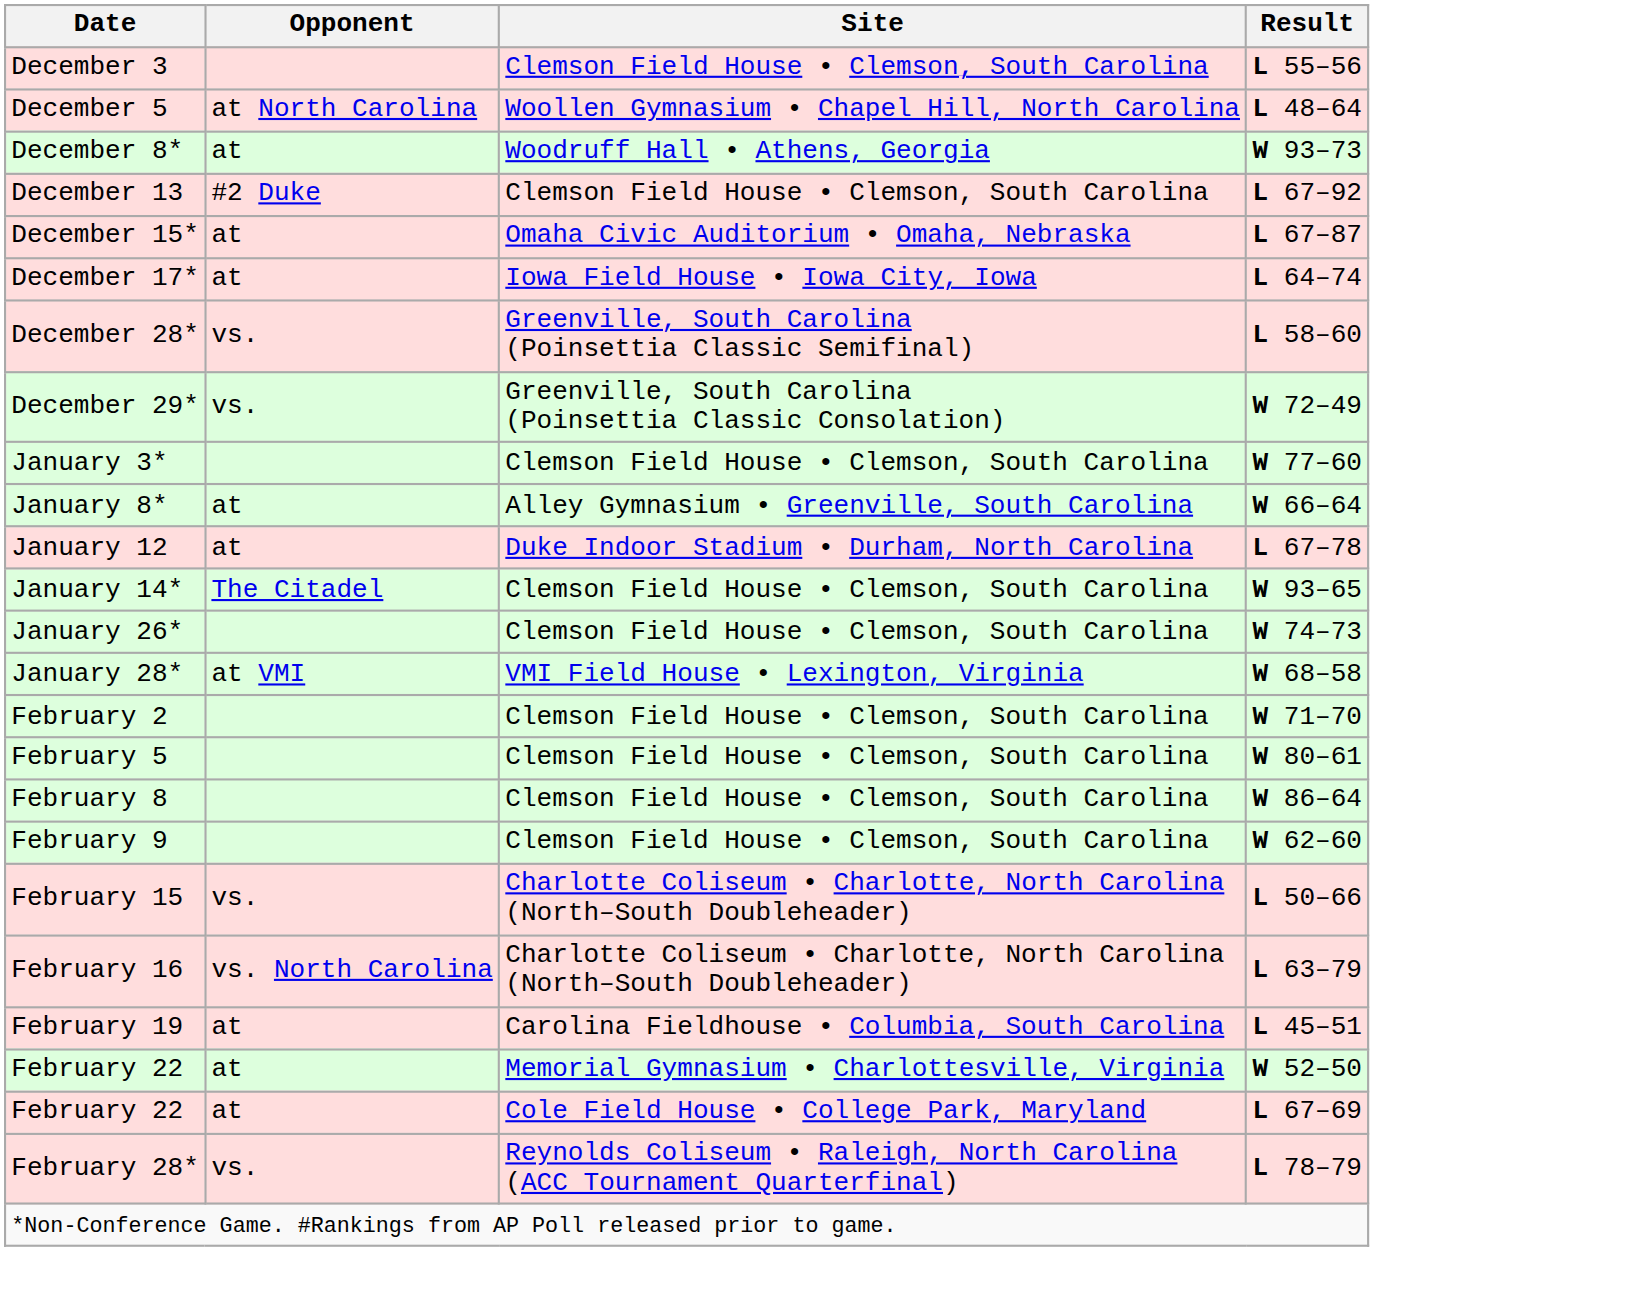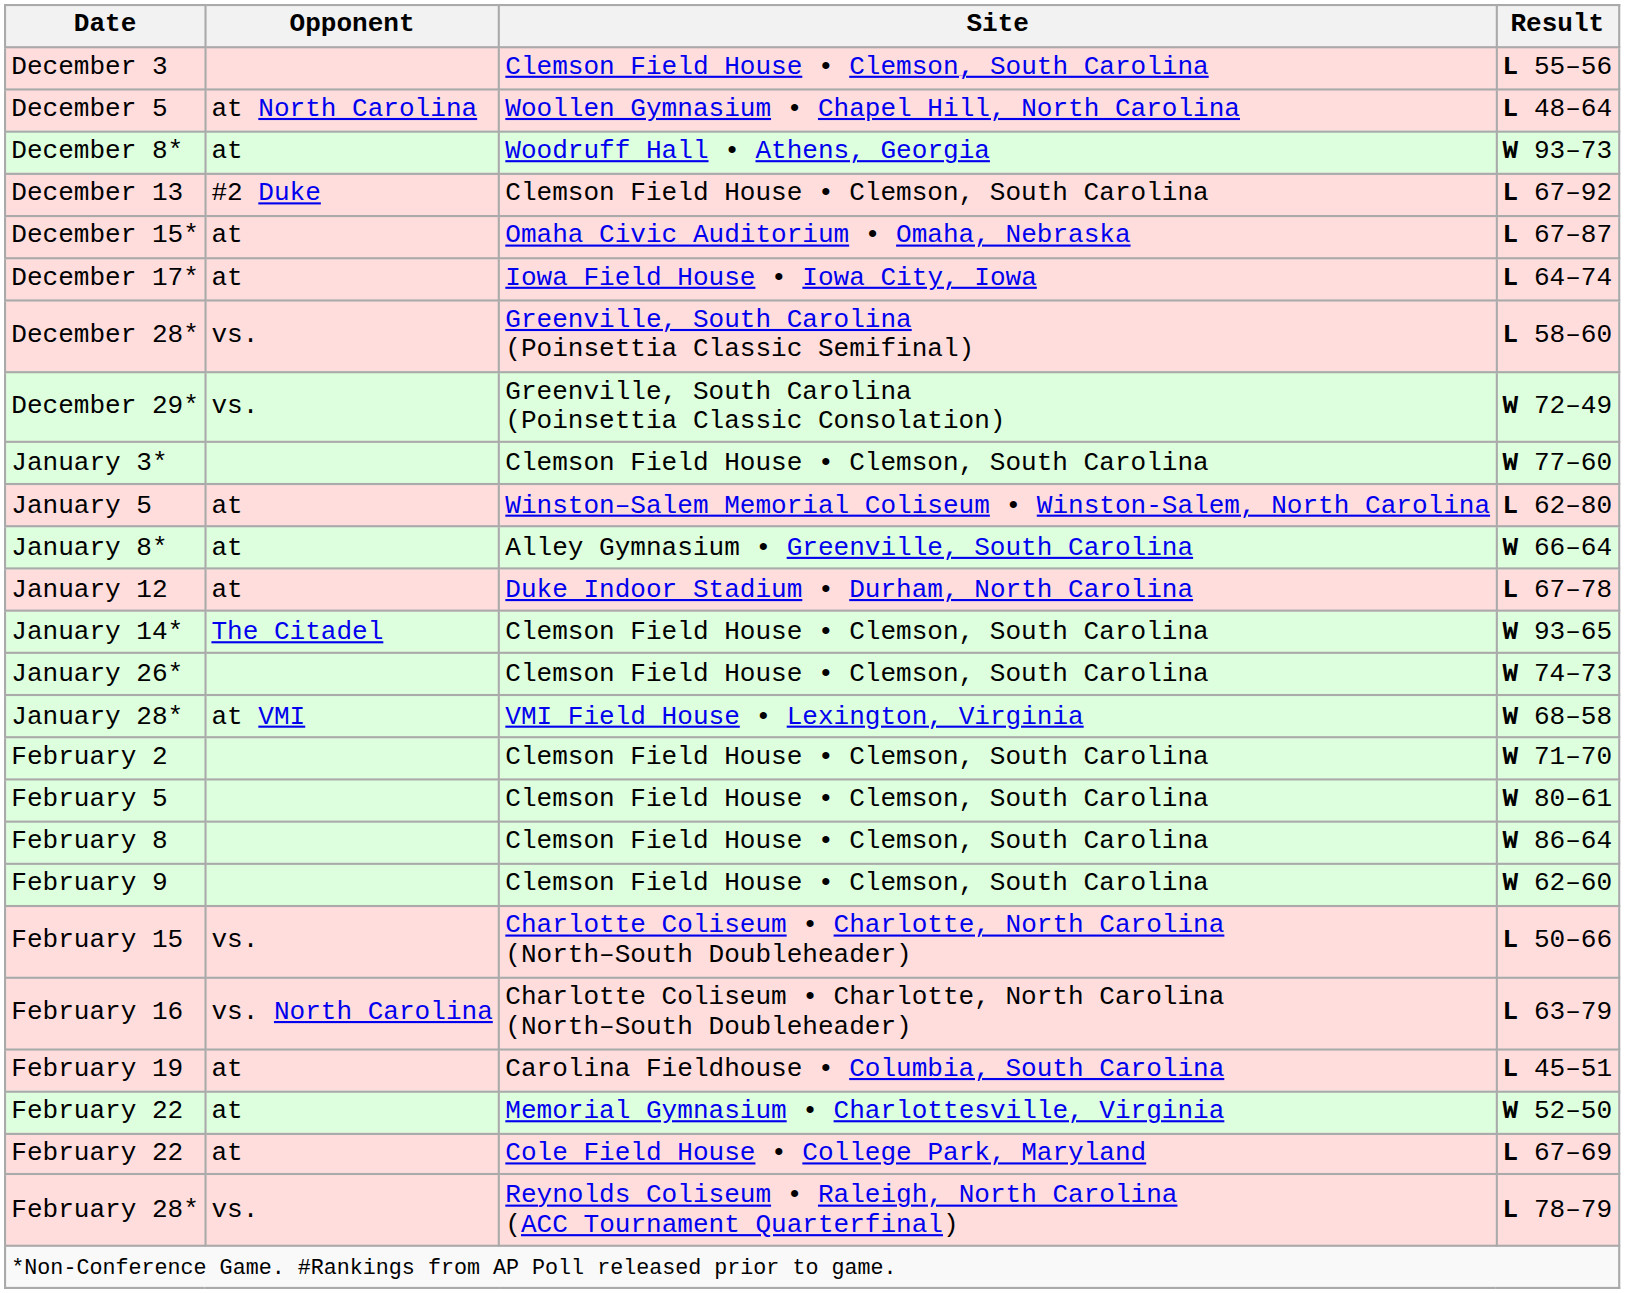+ row: (82, 506)
